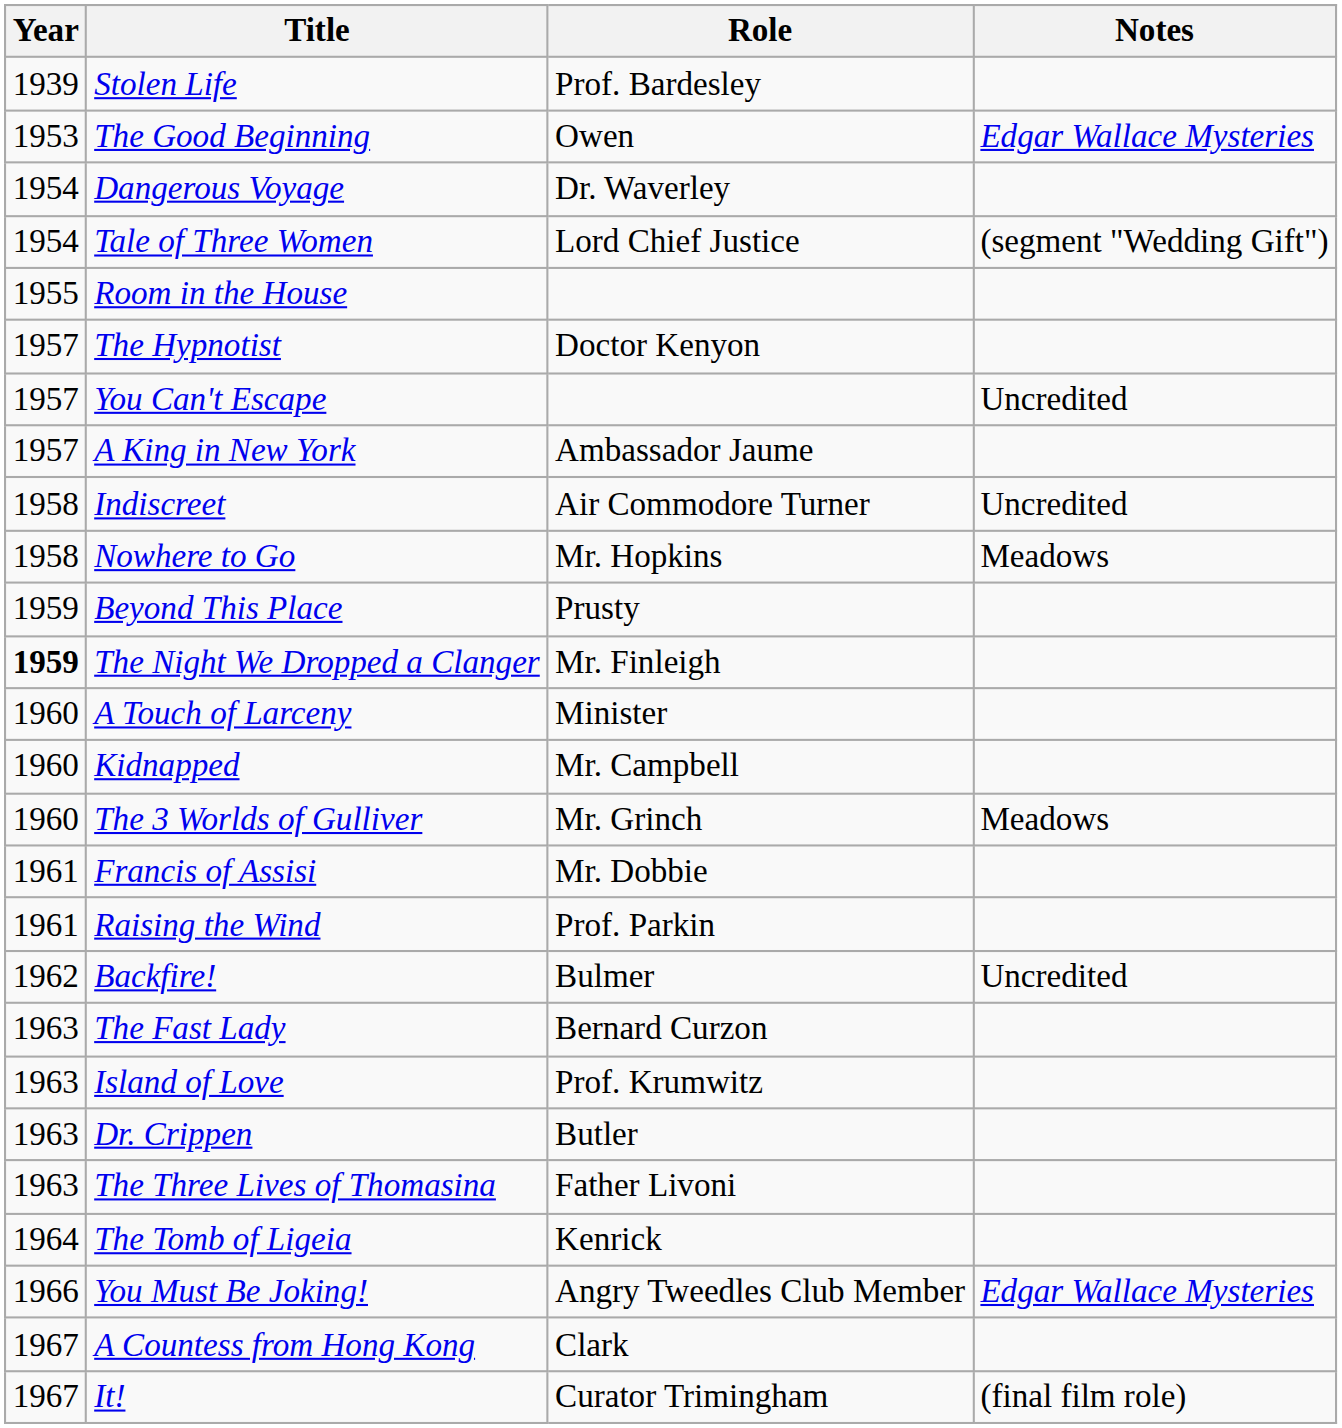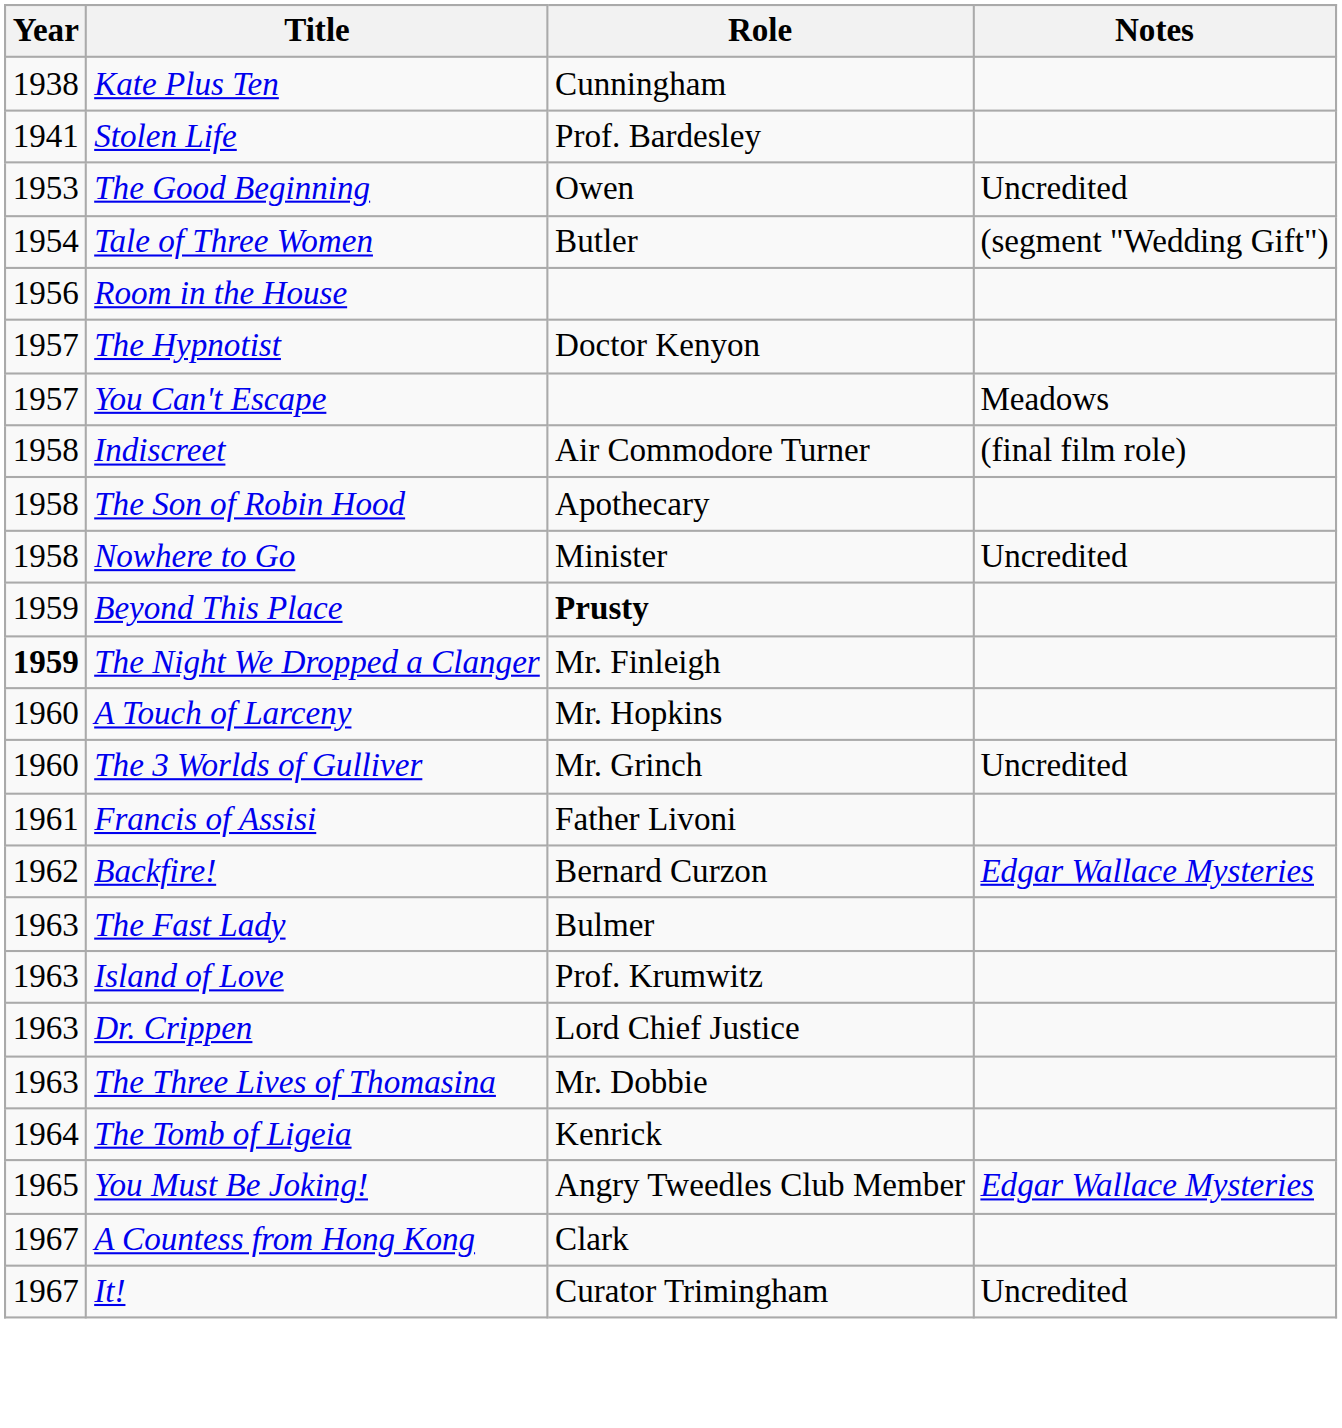+ row: (186, 83)
(46, 83) 1939 -> (46, 135) 1941
(1147, 135) Edgar Wallace Mysteries -> (1054, 188) Uncredited
- row: (219, 188)
(677, 240) Lord Chief Justice -> (596, 240) Butler
(46, 293) 1955 -> (46, 293) 1956
(1054, 398) Uncredited -> (1045, 398) Meadows
- row: (225, 450)
(1054, 503) Uncredited -> (1083, 450) (final film role)
+ row: (250, 503)
(639, 556) Mr. Hopkins -> (611, 556) Minister
(1045, 556) Meadows -> (1054, 556) Uncredited
(597, 608) normal -> (602, 608) bold
(611, 713) Minister -> (639, 713) Mr. Hopkins
- row: (167, 766)
(1045, 818) Meadows -> (1054, 766) Uncredited
(631, 871) Mr. Dobbie -> (646, 818) Father Livoni
- row: (207, 923)
(605, 976) Bulmer -> (661, 871) Bernard Curzon
(1054, 976) Uncredited -> (1147, 871) Edgar Wallace Mysteries
(661, 1028) Bernard Curzon -> (605, 923) Bulmer
(596, 1133) Butler -> (677, 1028) Lord Chief Justice
(646, 1186) Father Livoni -> (631, 1081) Mr. Dobbie
(46, 1291) 1966 -> (46, 1186) 1965
(1083, 1396) (final film role) -> (1054, 1291) Uncredited
